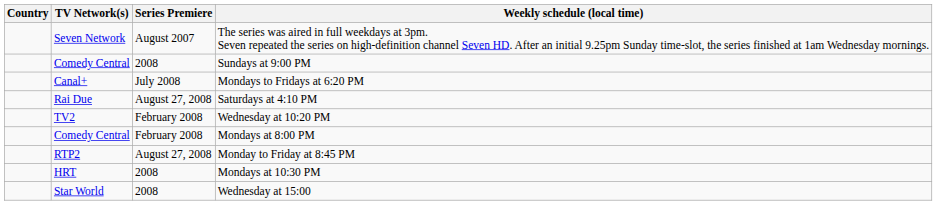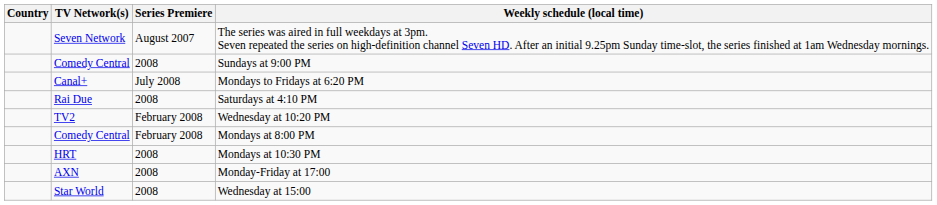(173, 99) August 27, 2008 -> (147, 99) 2008
- row: (286, 154)
+ row: (274, 172)
